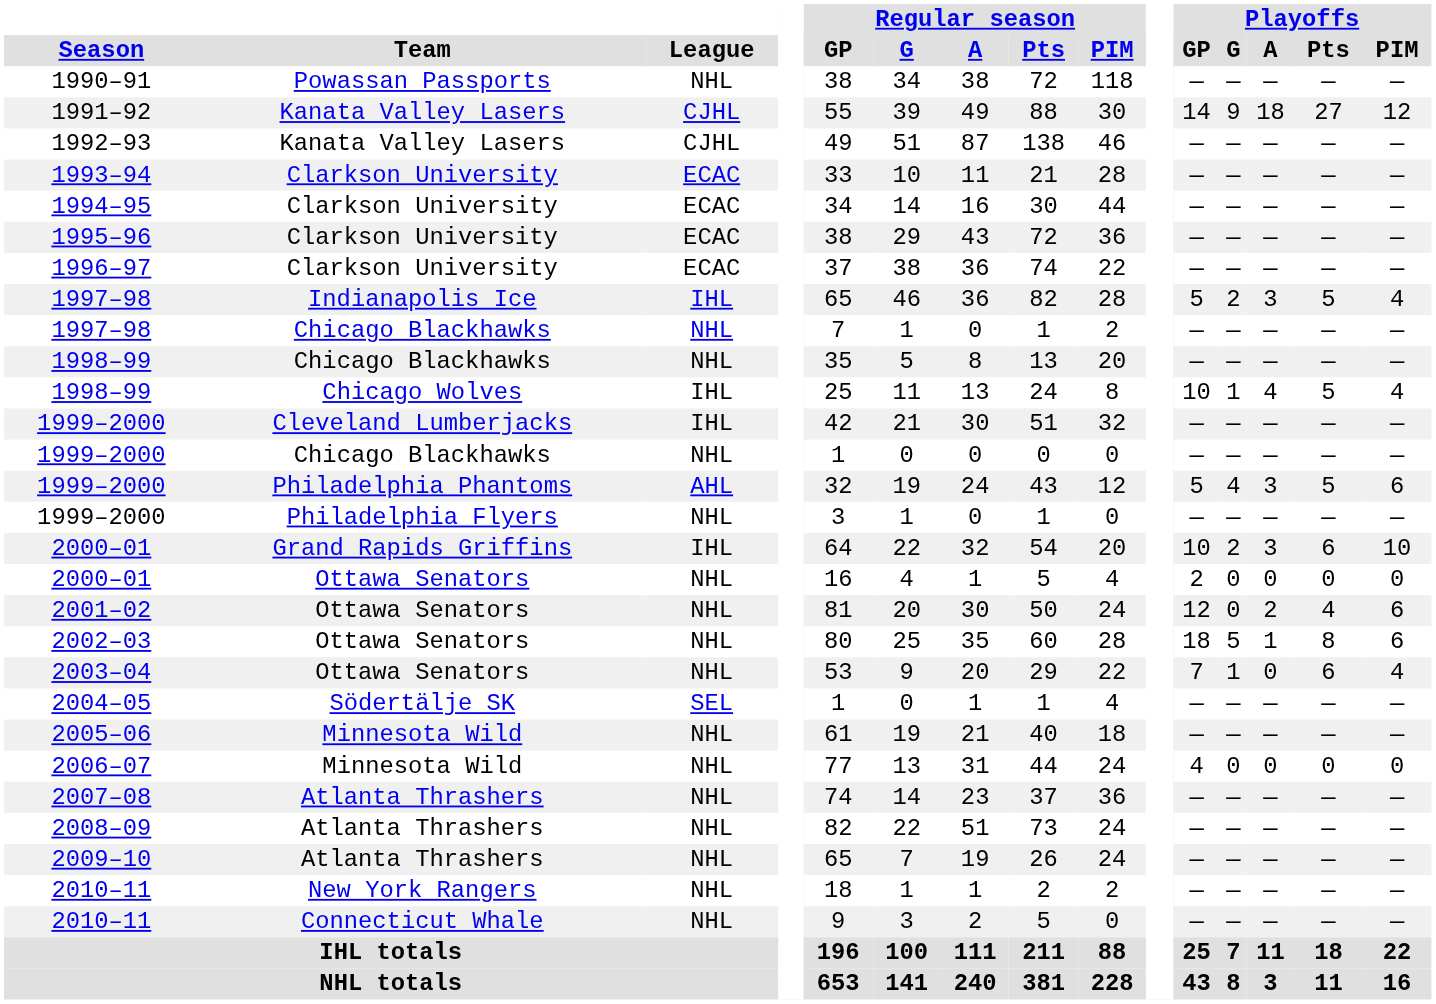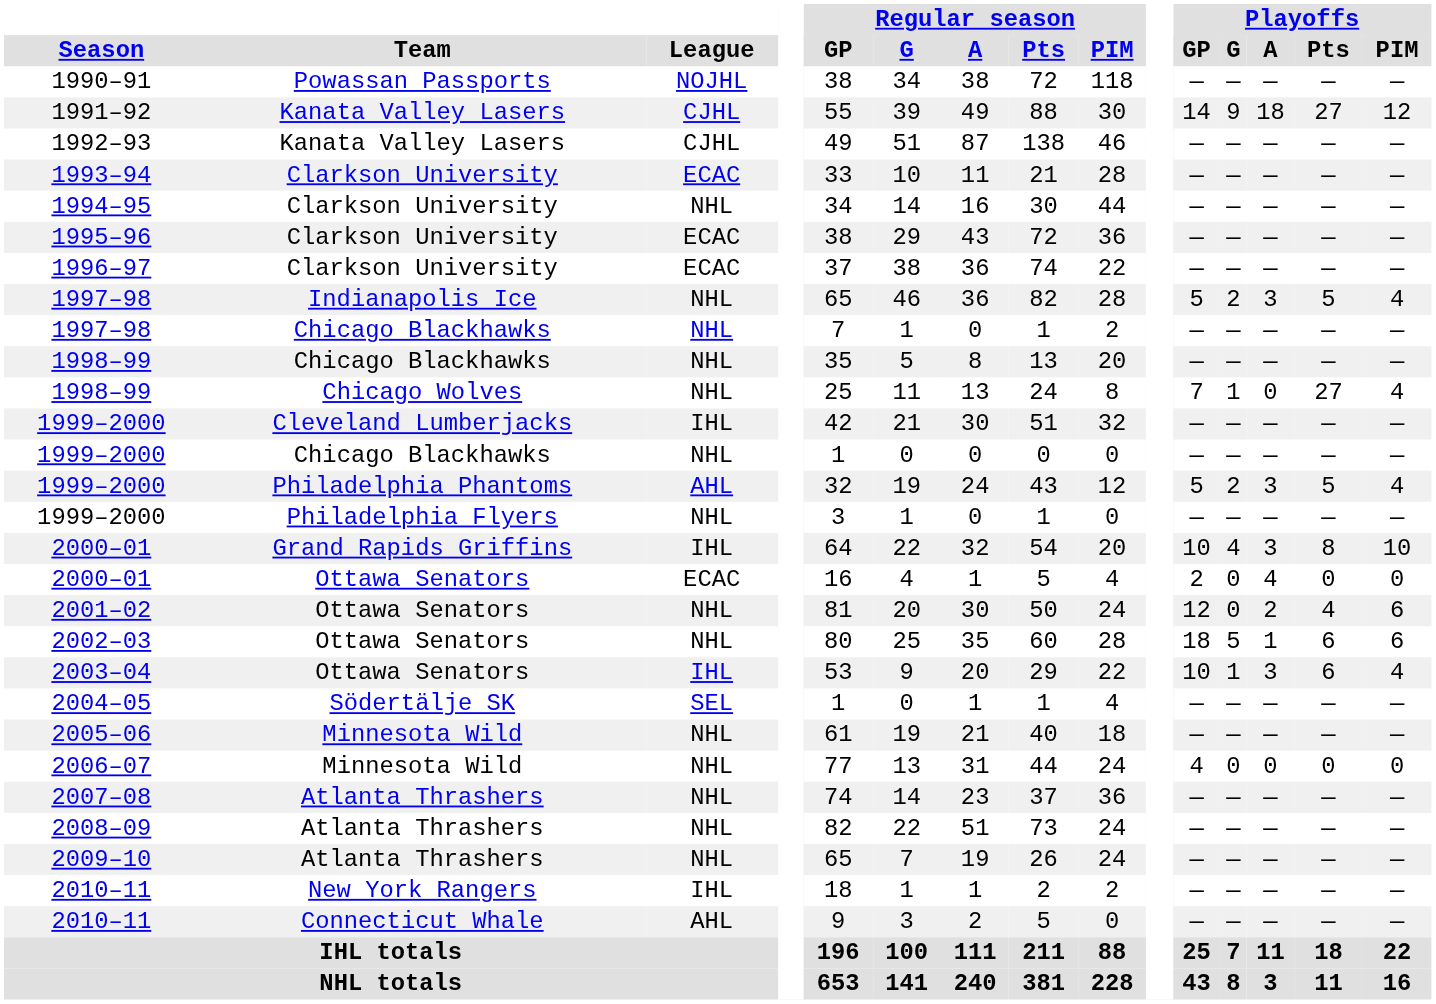(712, 82) NHL -> (712, 82) NOJHL
(712, 206) ECAC -> (712, 206) NHL
(712, 300) IHL -> (712, 300) NHL
(712, 393) IHL -> (712, 393) NHL
(1197, 393) 10 -> (1197, 393) 7
(1270, 393) 4 -> (1270, 393) 0
(1328, 393) 5 -> (1328, 393) 27
(1233, 486) 4 -> (1233, 486) 2
(1397, 486) 6 -> (1397, 486) 4
(1233, 548) 2 -> (1233, 548) 4
(1328, 548) 6 -> (1328, 548) 8
(712, 580) NHL -> (712, 580) ECAC
(1270, 580) 0 -> (1270, 580) 4
(1328, 642) 8 -> (1328, 642) 6
(712, 673) NHL -> (712, 673) IHL
(1197, 673) 7 -> (1197, 673) 10
(1270, 673) 0 -> (1270, 673) 3
(712, 891) NHL -> (712, 891) IHL
(712, 922) NHL -> (712, 922) AHL
